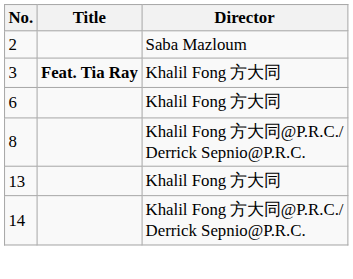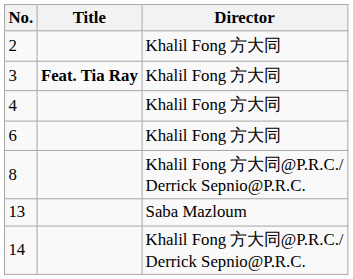(196, 44) Saba Mazloum -> (213, 45) Khalil Fong 方大同
+ row: (13, 105)
(213, 180) Khalil Fong 方大同 -> (196, 212) Saba Mazloum
